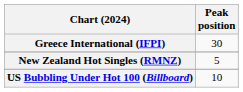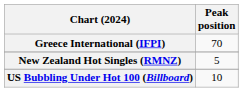(217, 43) 30 -> (217, 43) 70
